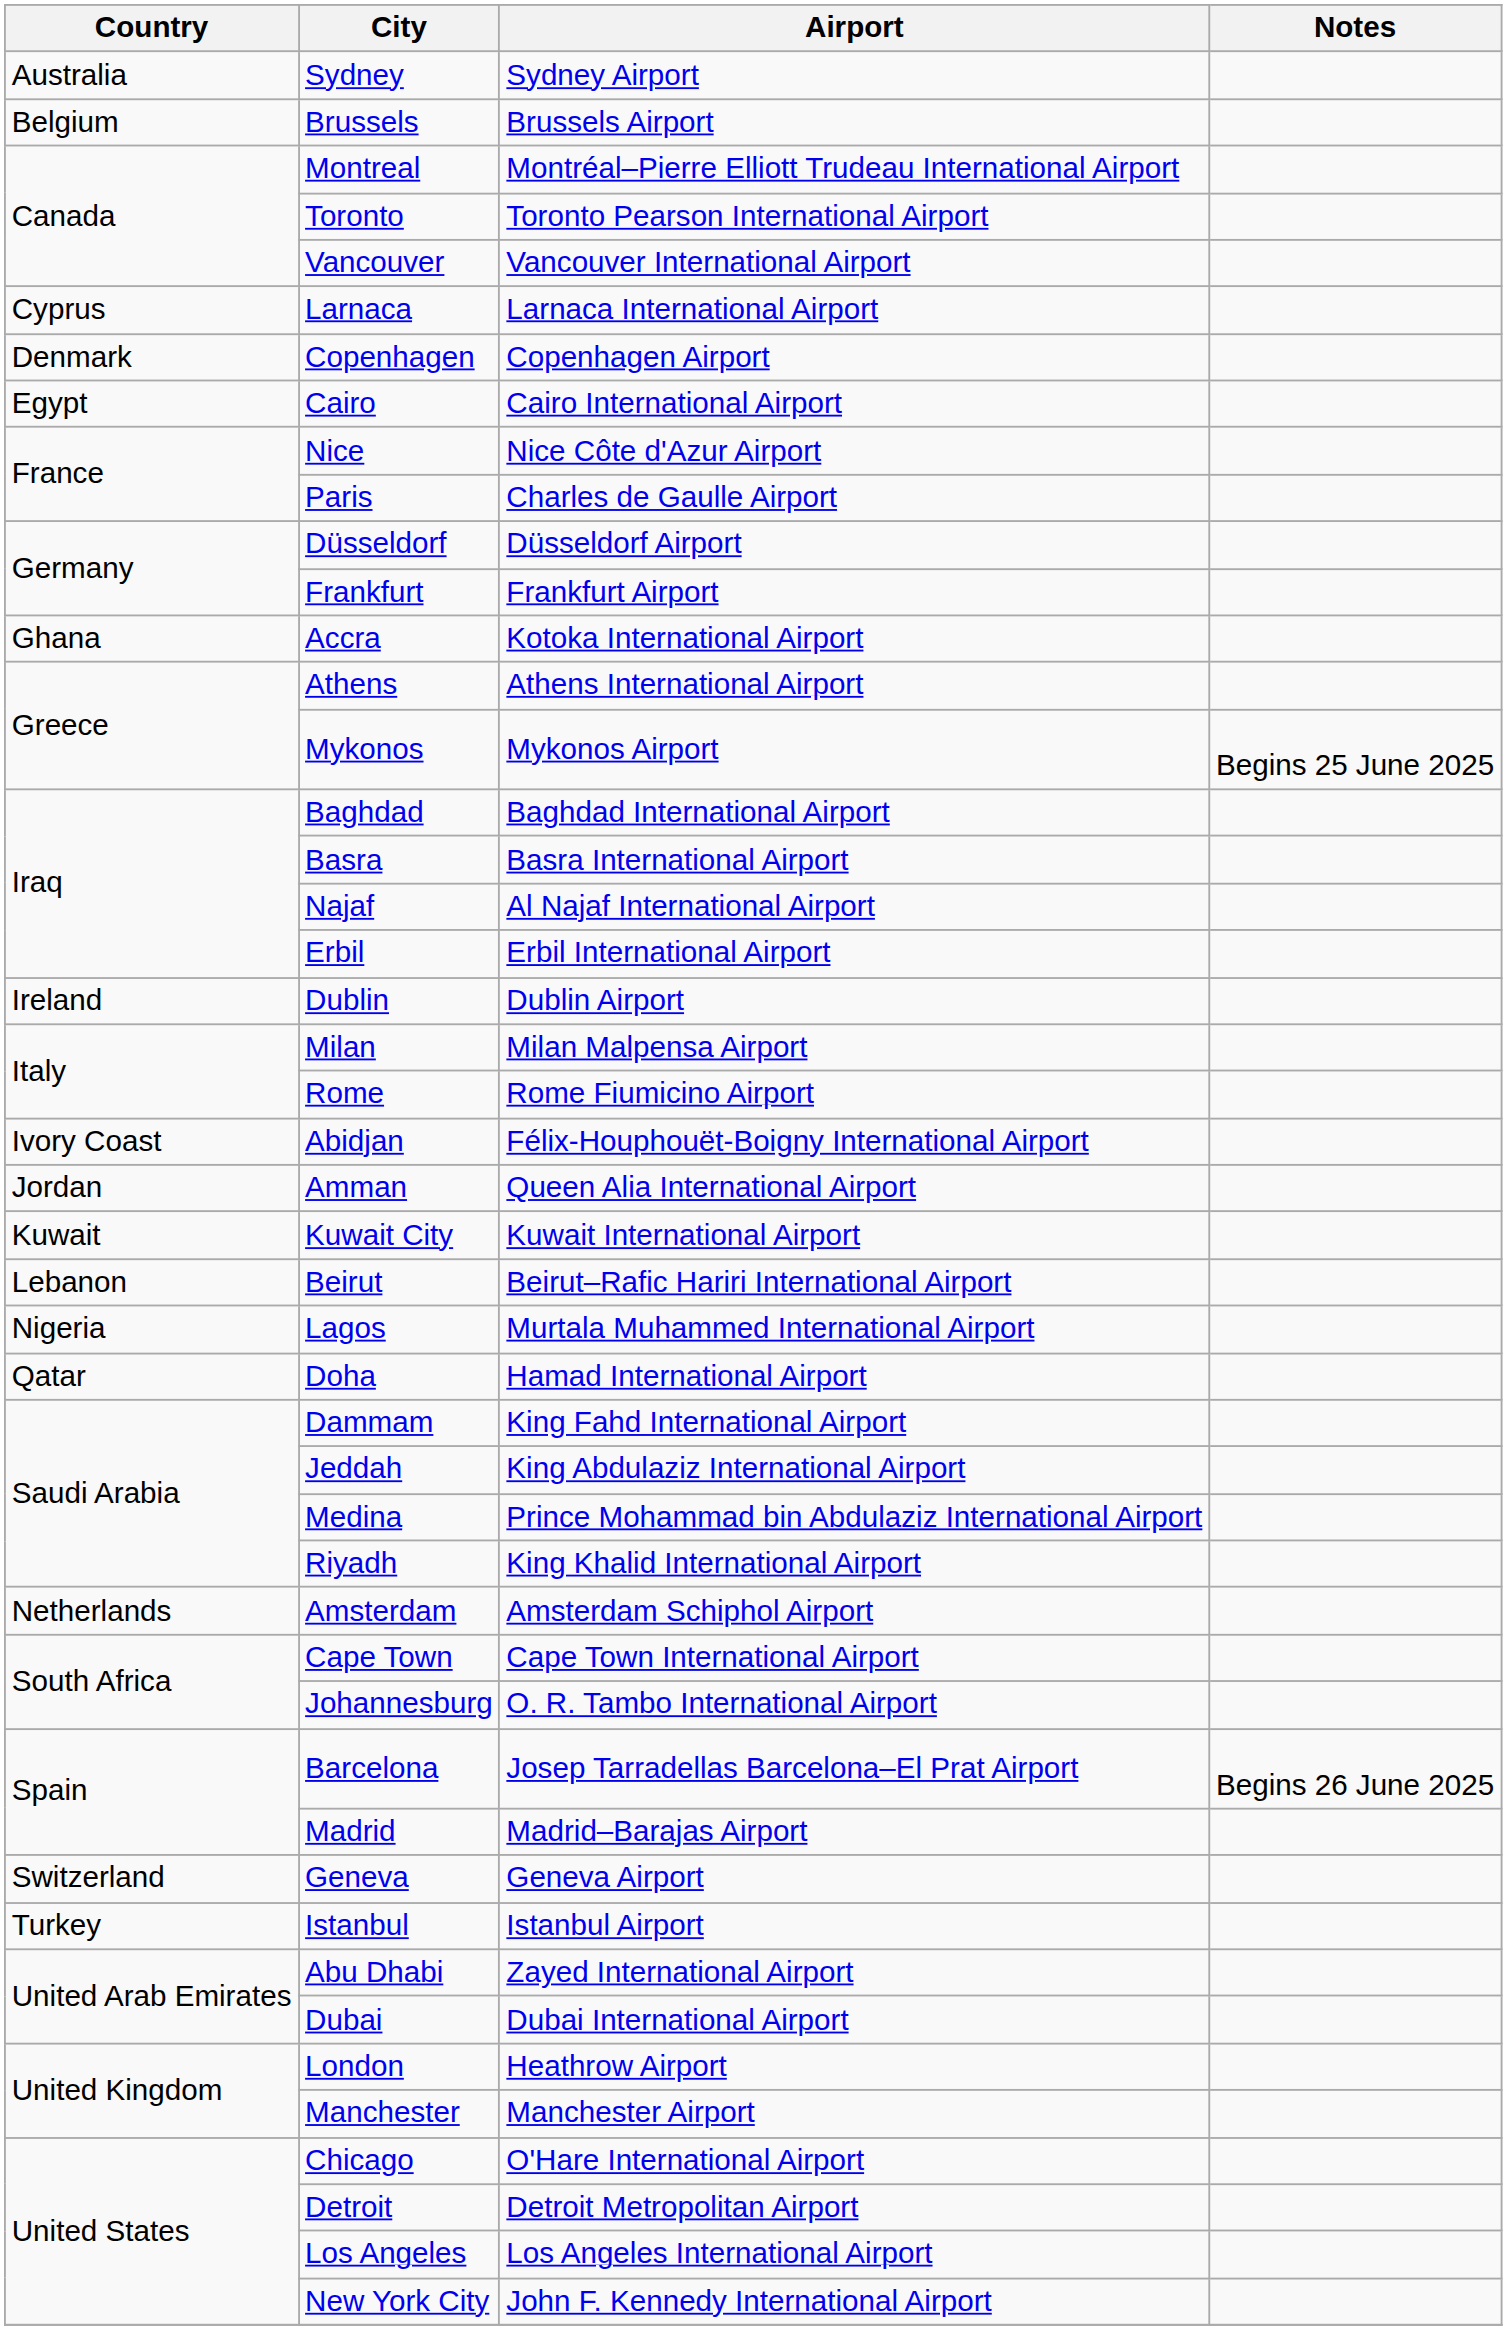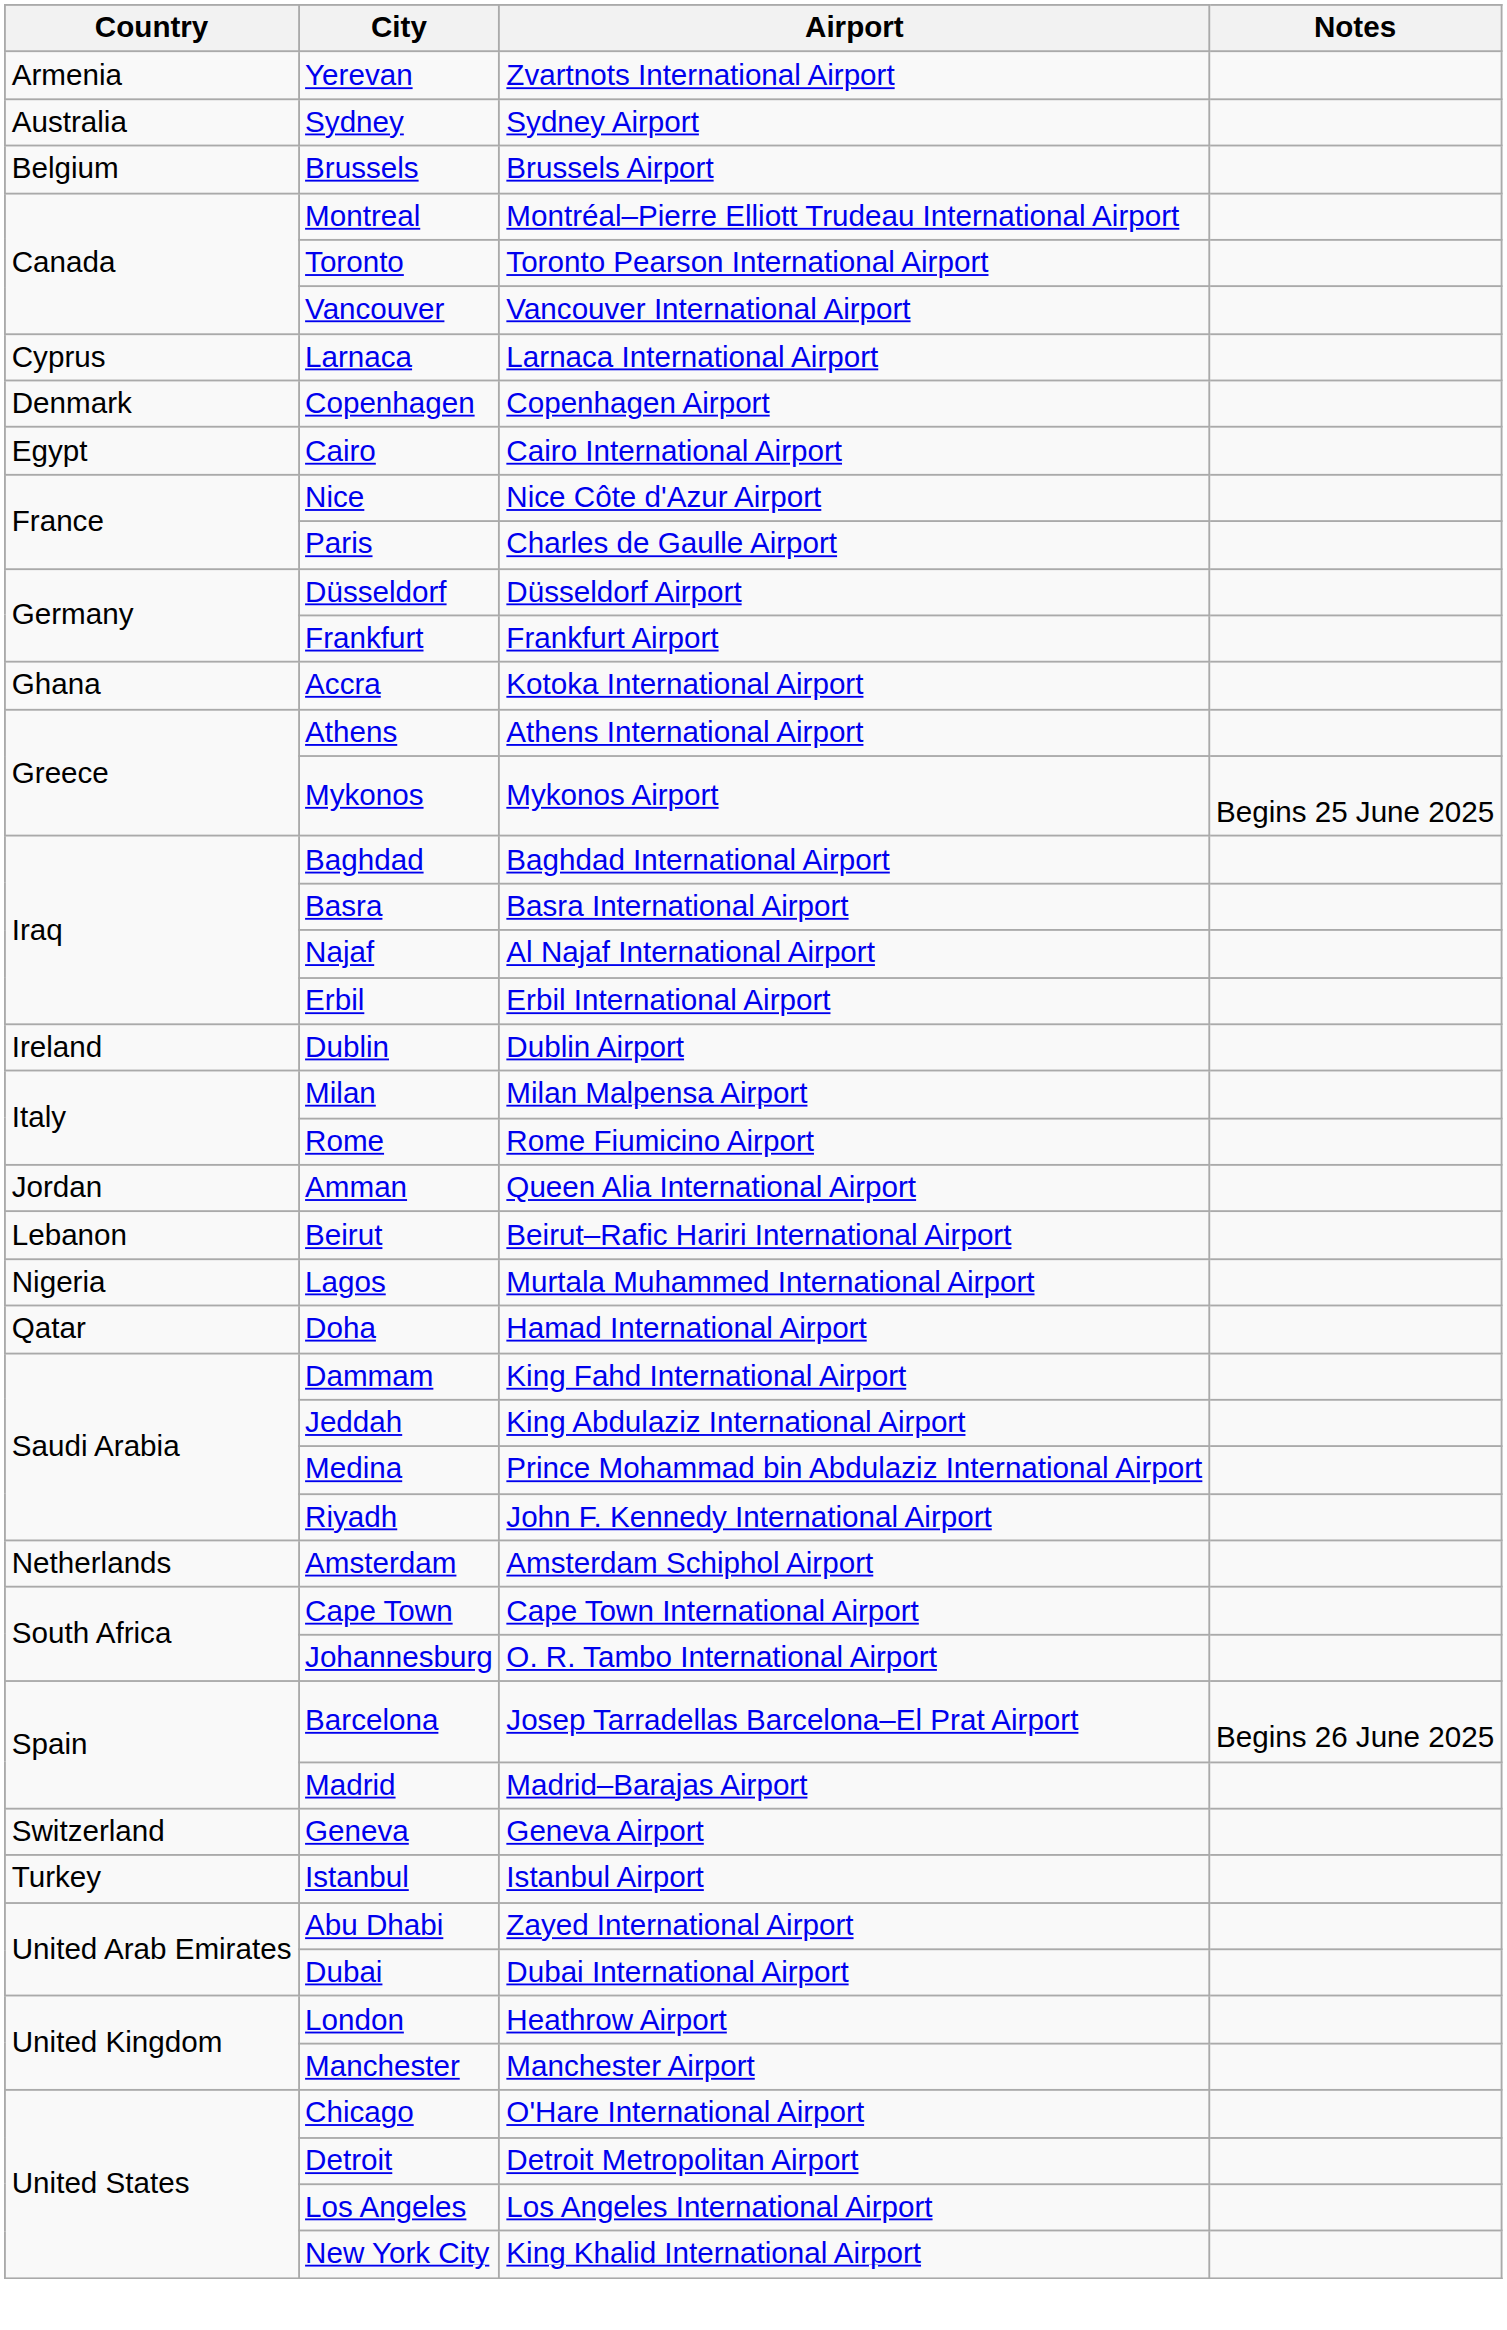+ row: (359, 74)
- row: (354, 1140)
- row: (379, 1234)
(714, 1563) King Khalid International Airport -> (749, 1516) John F. Kennedy International Airport
(749, 2300) John F. Kennedy International Airport -> (714, 2253) King Khalid International Airport
